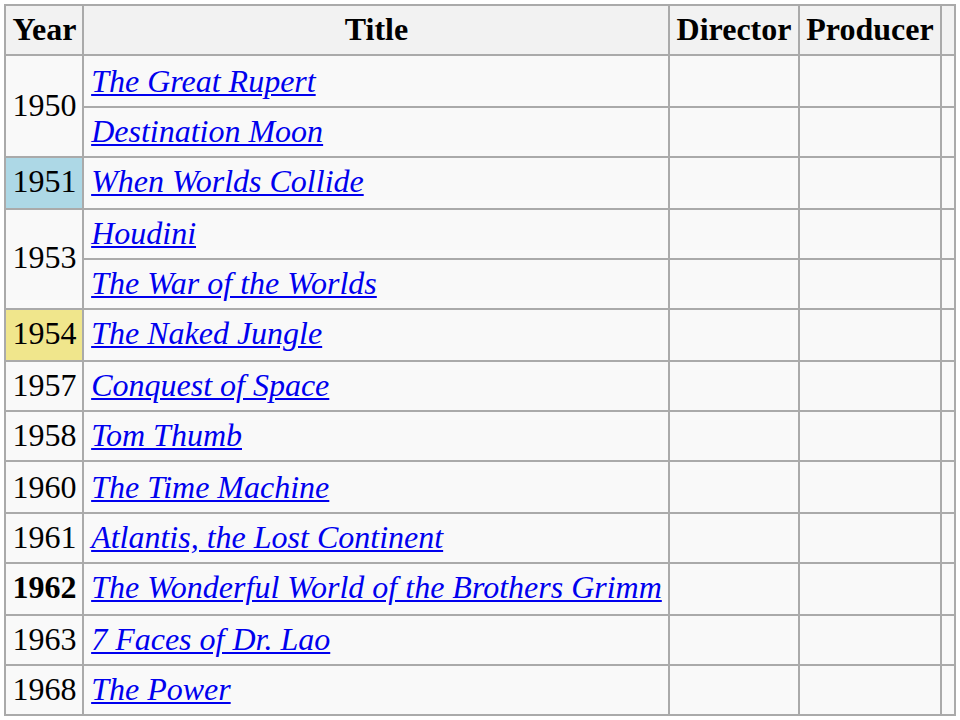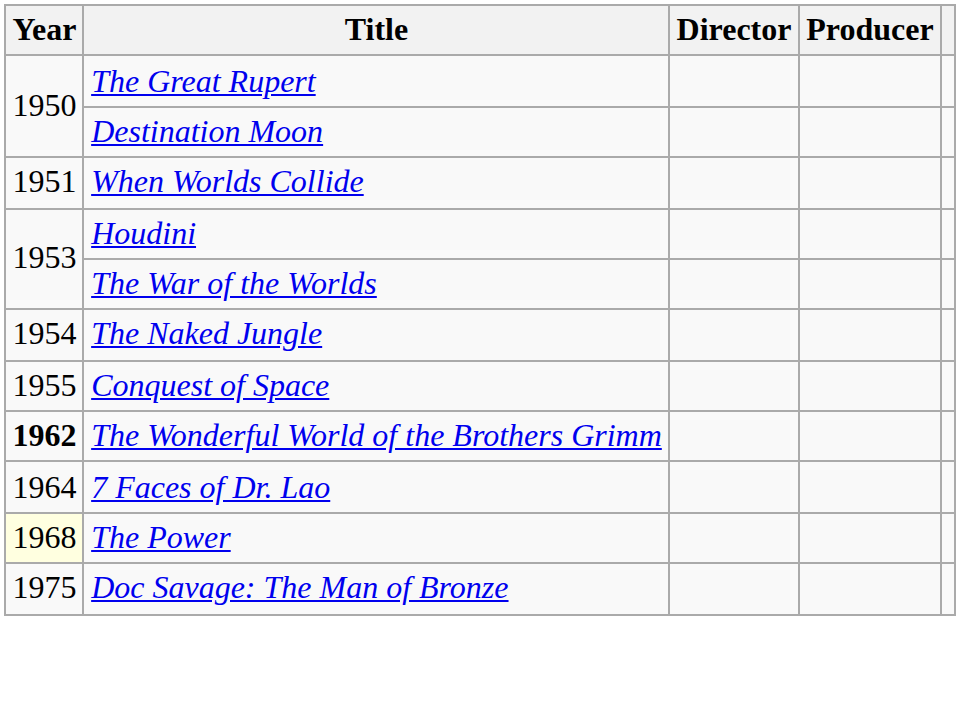(44, 182) lightblue background -> (44, 182) no background
(44, 334) khaki background -> (44, 334) no background
(44, 385) 1957 -> (44, 385) 1955
- row: (167, 435)
- row: (210, 486)
- row: (267, 537)
(44, 638) 1963 -> (44, 486) 1964
(44, 689) no background -> (44, 537) lightyellow background
+ row: (300, 588)
